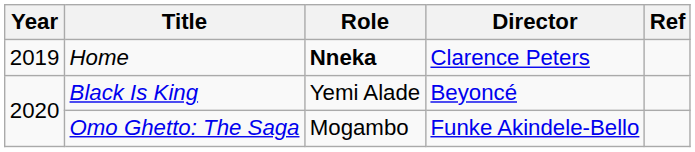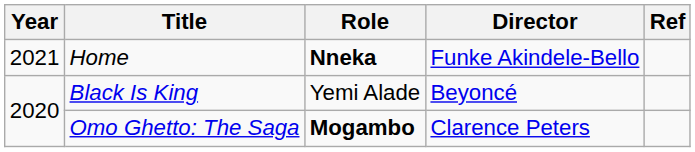(35, 57) 2019 -> (35, 57) 2021
(510, 57) Clarence Peters -> (535, 57) Funke Akindele-Bello
(359, 127) normal -> (362, 127) bold
(535, 127) Funke Akindele-Bello -> (510, 127) Clarence Peters
